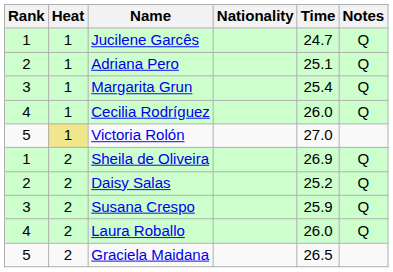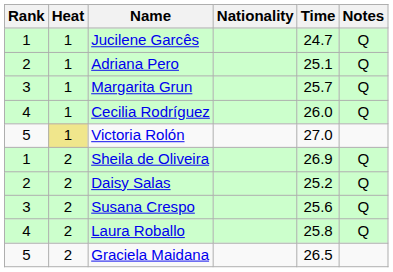(318, 87) 25.4 -> (318, 87) 25.7
(318, 207) 25.9 -> (318, 207) 25.6
(318, 231) 26.0 -> (318, 231) 25.8
